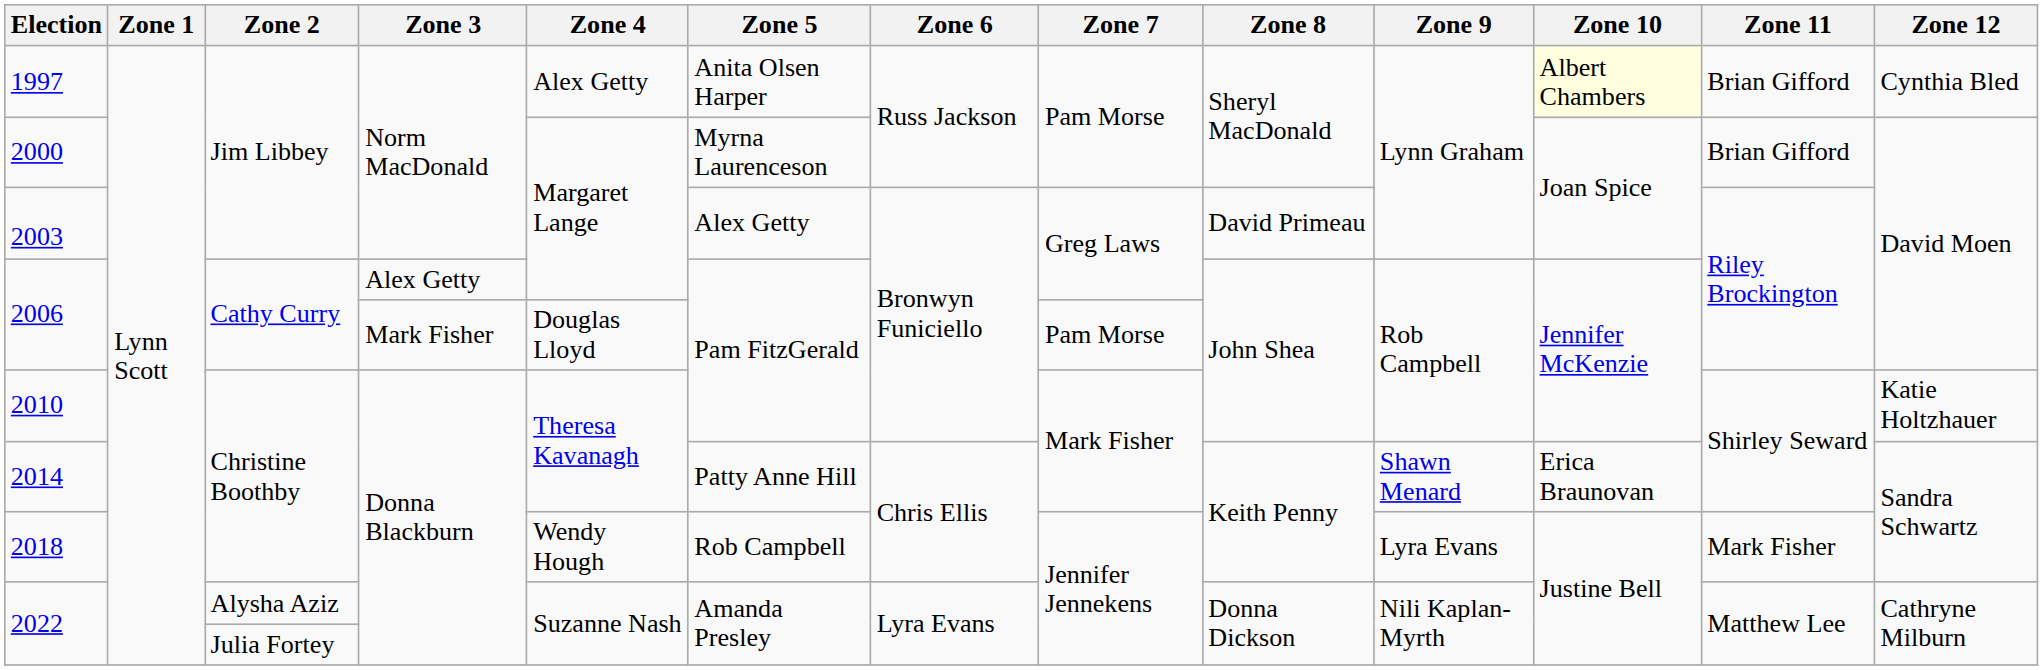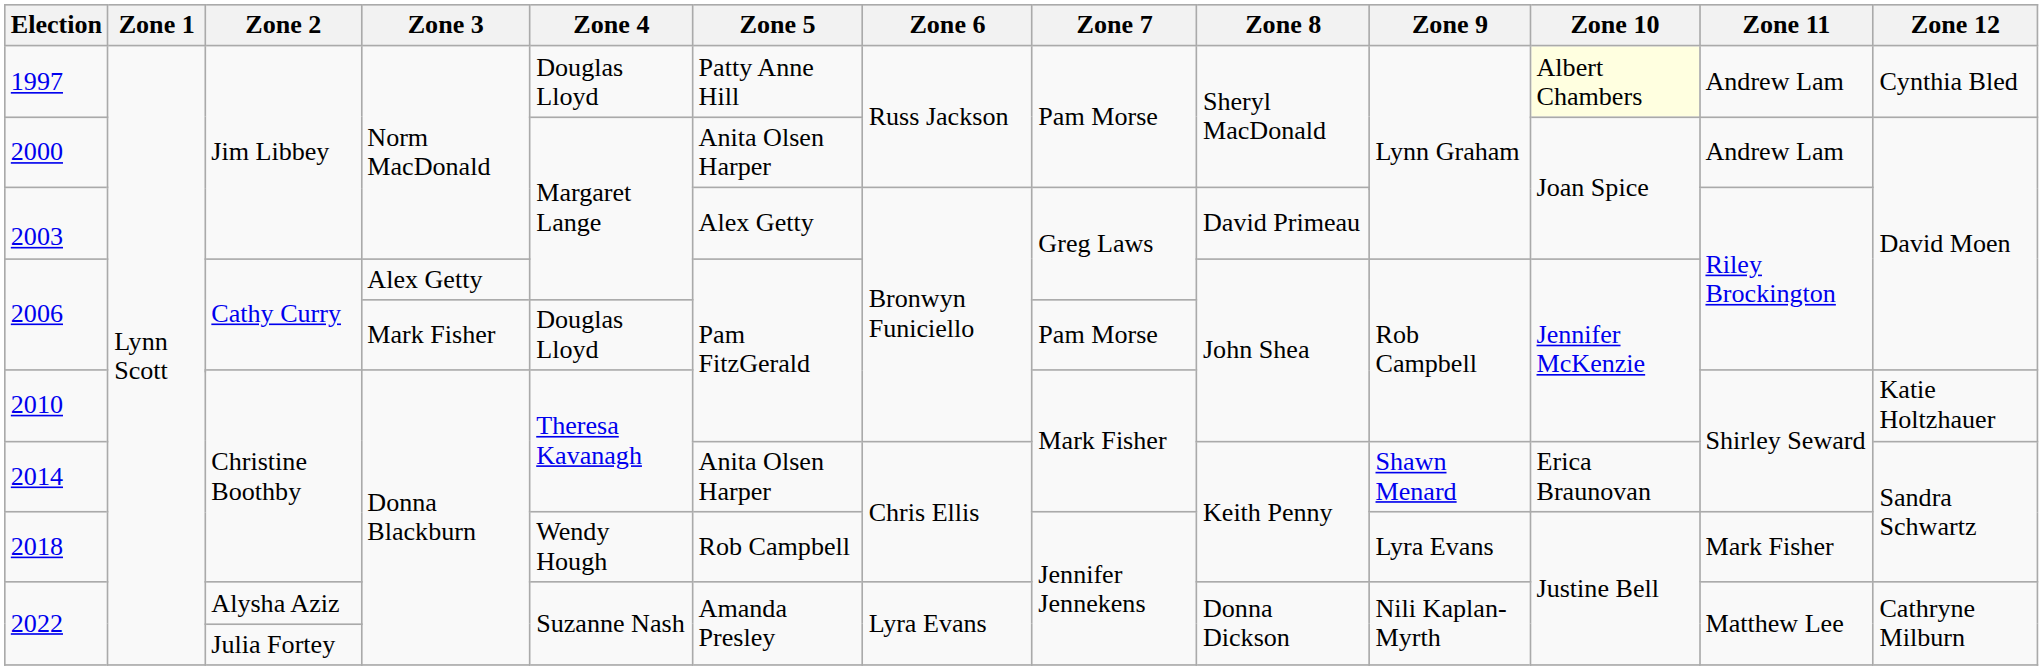(591, 81) Alex Getty -> (580, 81) Douglas Lloyd
(757, 81) Anita Olsen Harper -> (756, 81) Patty Anne Hill
(1778, 81) Brian Gifford -> (1775, 81) Andrew Lam
(761, 151) Myrna Laurenceson -> (761, 151) Anita Olsen Harper
(1778, 151) Brian Gifford -> (1775, 151) Andrew Lam
(775, 476) Patty Anne Hill -> (761, 476) Anita Olsen Harper
